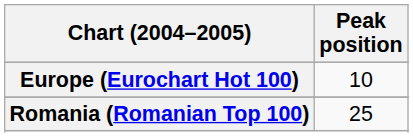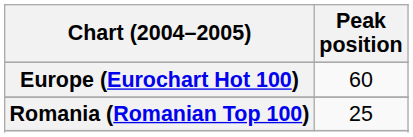(361, 79) 10 -> (361, 79) 60
